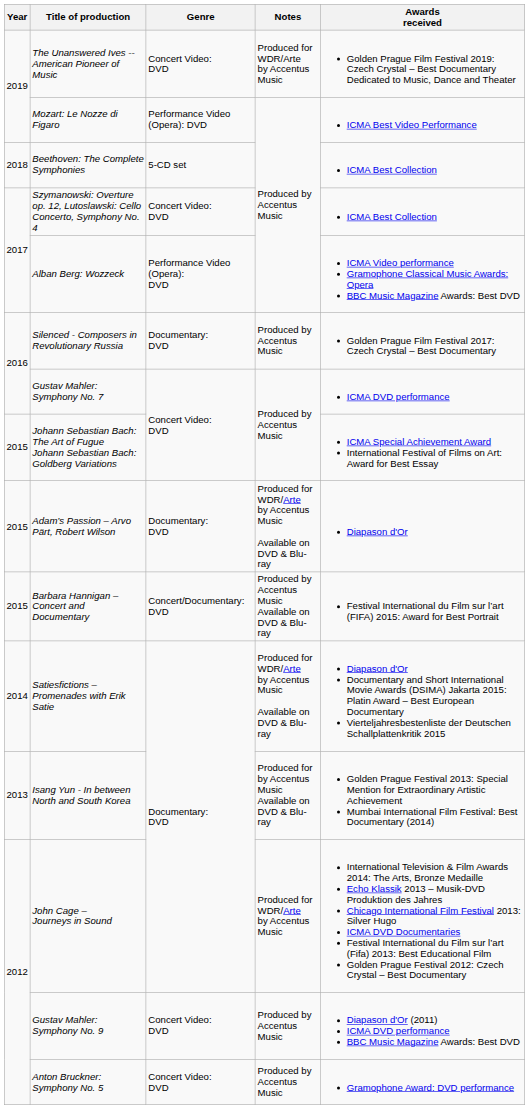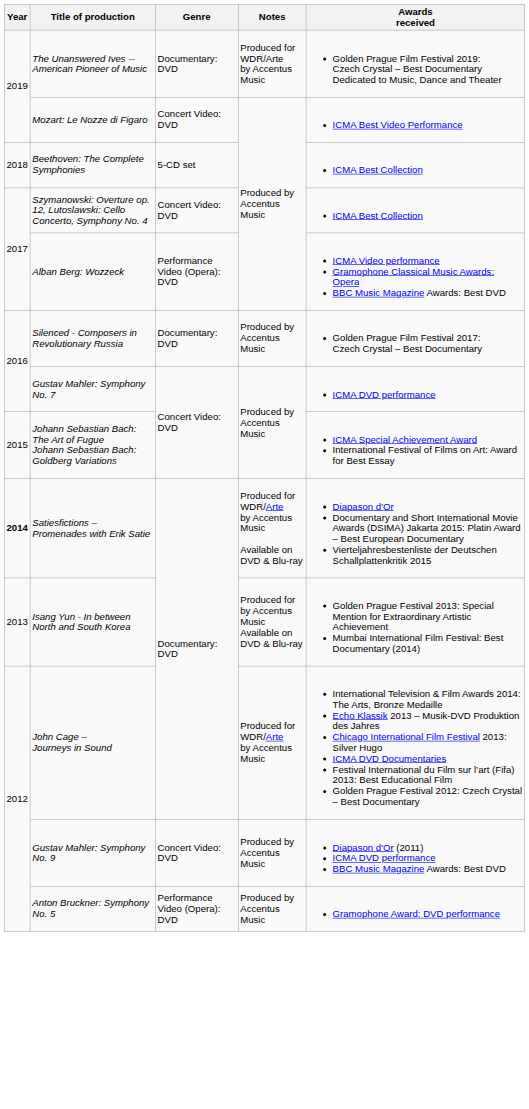(180, 63) Concert Video: DVD -> (187, 63) Documentary: DVD
(189, 119) Performance Video (Opera): DVD -> (189, 119) Concert Video: DVD
- row: (82, 526)
- row: (75, 606)
(17, 696) normal -> (17, 528) bold
(180, 1082) Concert Video: DVD -> (189, 909) Performance Video (Opera): DVD
